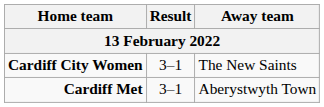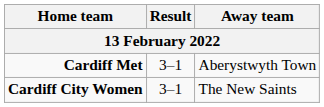rows swapped: (103, 89) <-> (75, 65)
